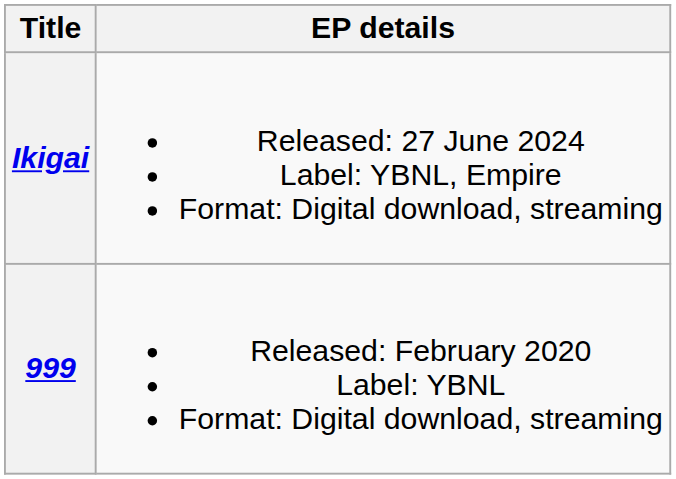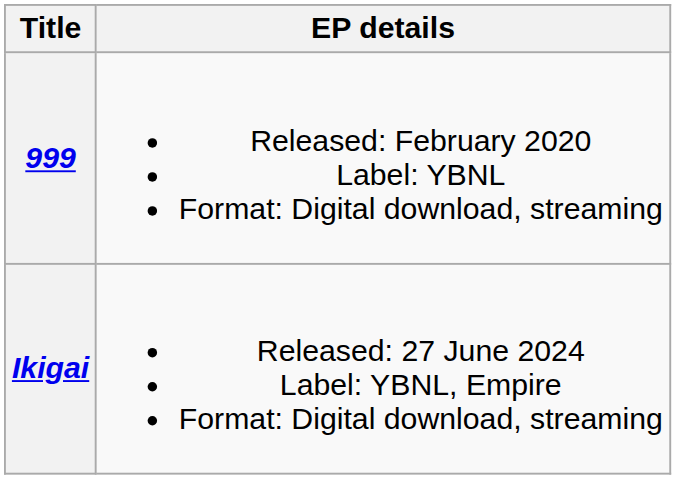rows swapped: (51, 368) <-> (51, 157)
